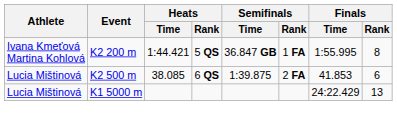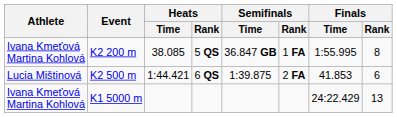(168, 52) 1:44.421 -> (168, 52) 38.085
(168, 76) 38.085 -> (168, 76) 1:44.421
(44, 93) Lucia Mištinová -> (46, 99) Ivana Kmeťová Martina Kohlová
